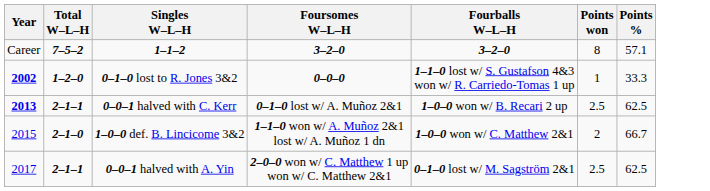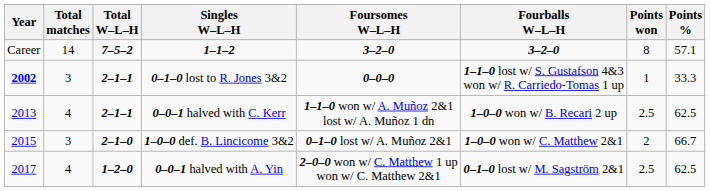+ column: (68, 22)
(68, 78) 1–2–0 -> (117, 78) 2–1–1
(24, 106) bold -> (24, 113) normal
(329, 106) 0–1–0 lost w/ A. Muñoz 2&1 -> (379, 113) 1–1–0 won w/ A. Muñoz 2&1 lost w/ A. Muñoz 1 dn
(329, 134) 1–1–0 won w/ A. Muñoz 2&1 lost w/ A. Muñoz 1 dn -> (379, 141) 0–1–0 lost w/ A. Muñoz 2&1
(68, 169) 2–1–1 -> (117, 169) 1–2–0
